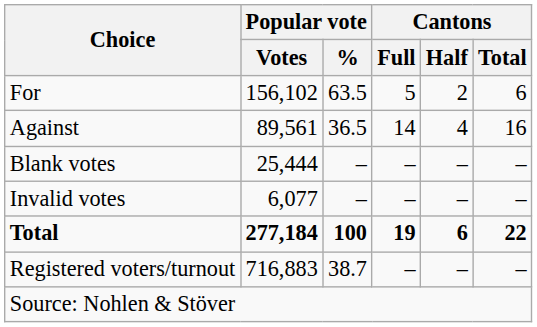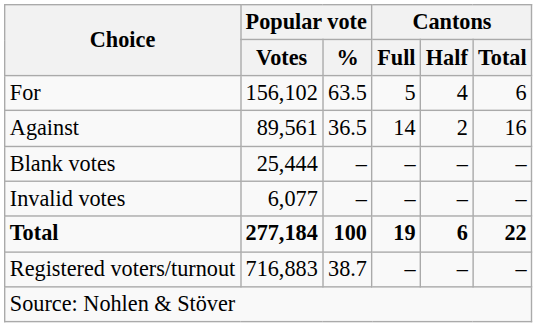(462, 92) 2 -> (462, 92) 4
(462, 127) 4 -> (462, 127) 2
